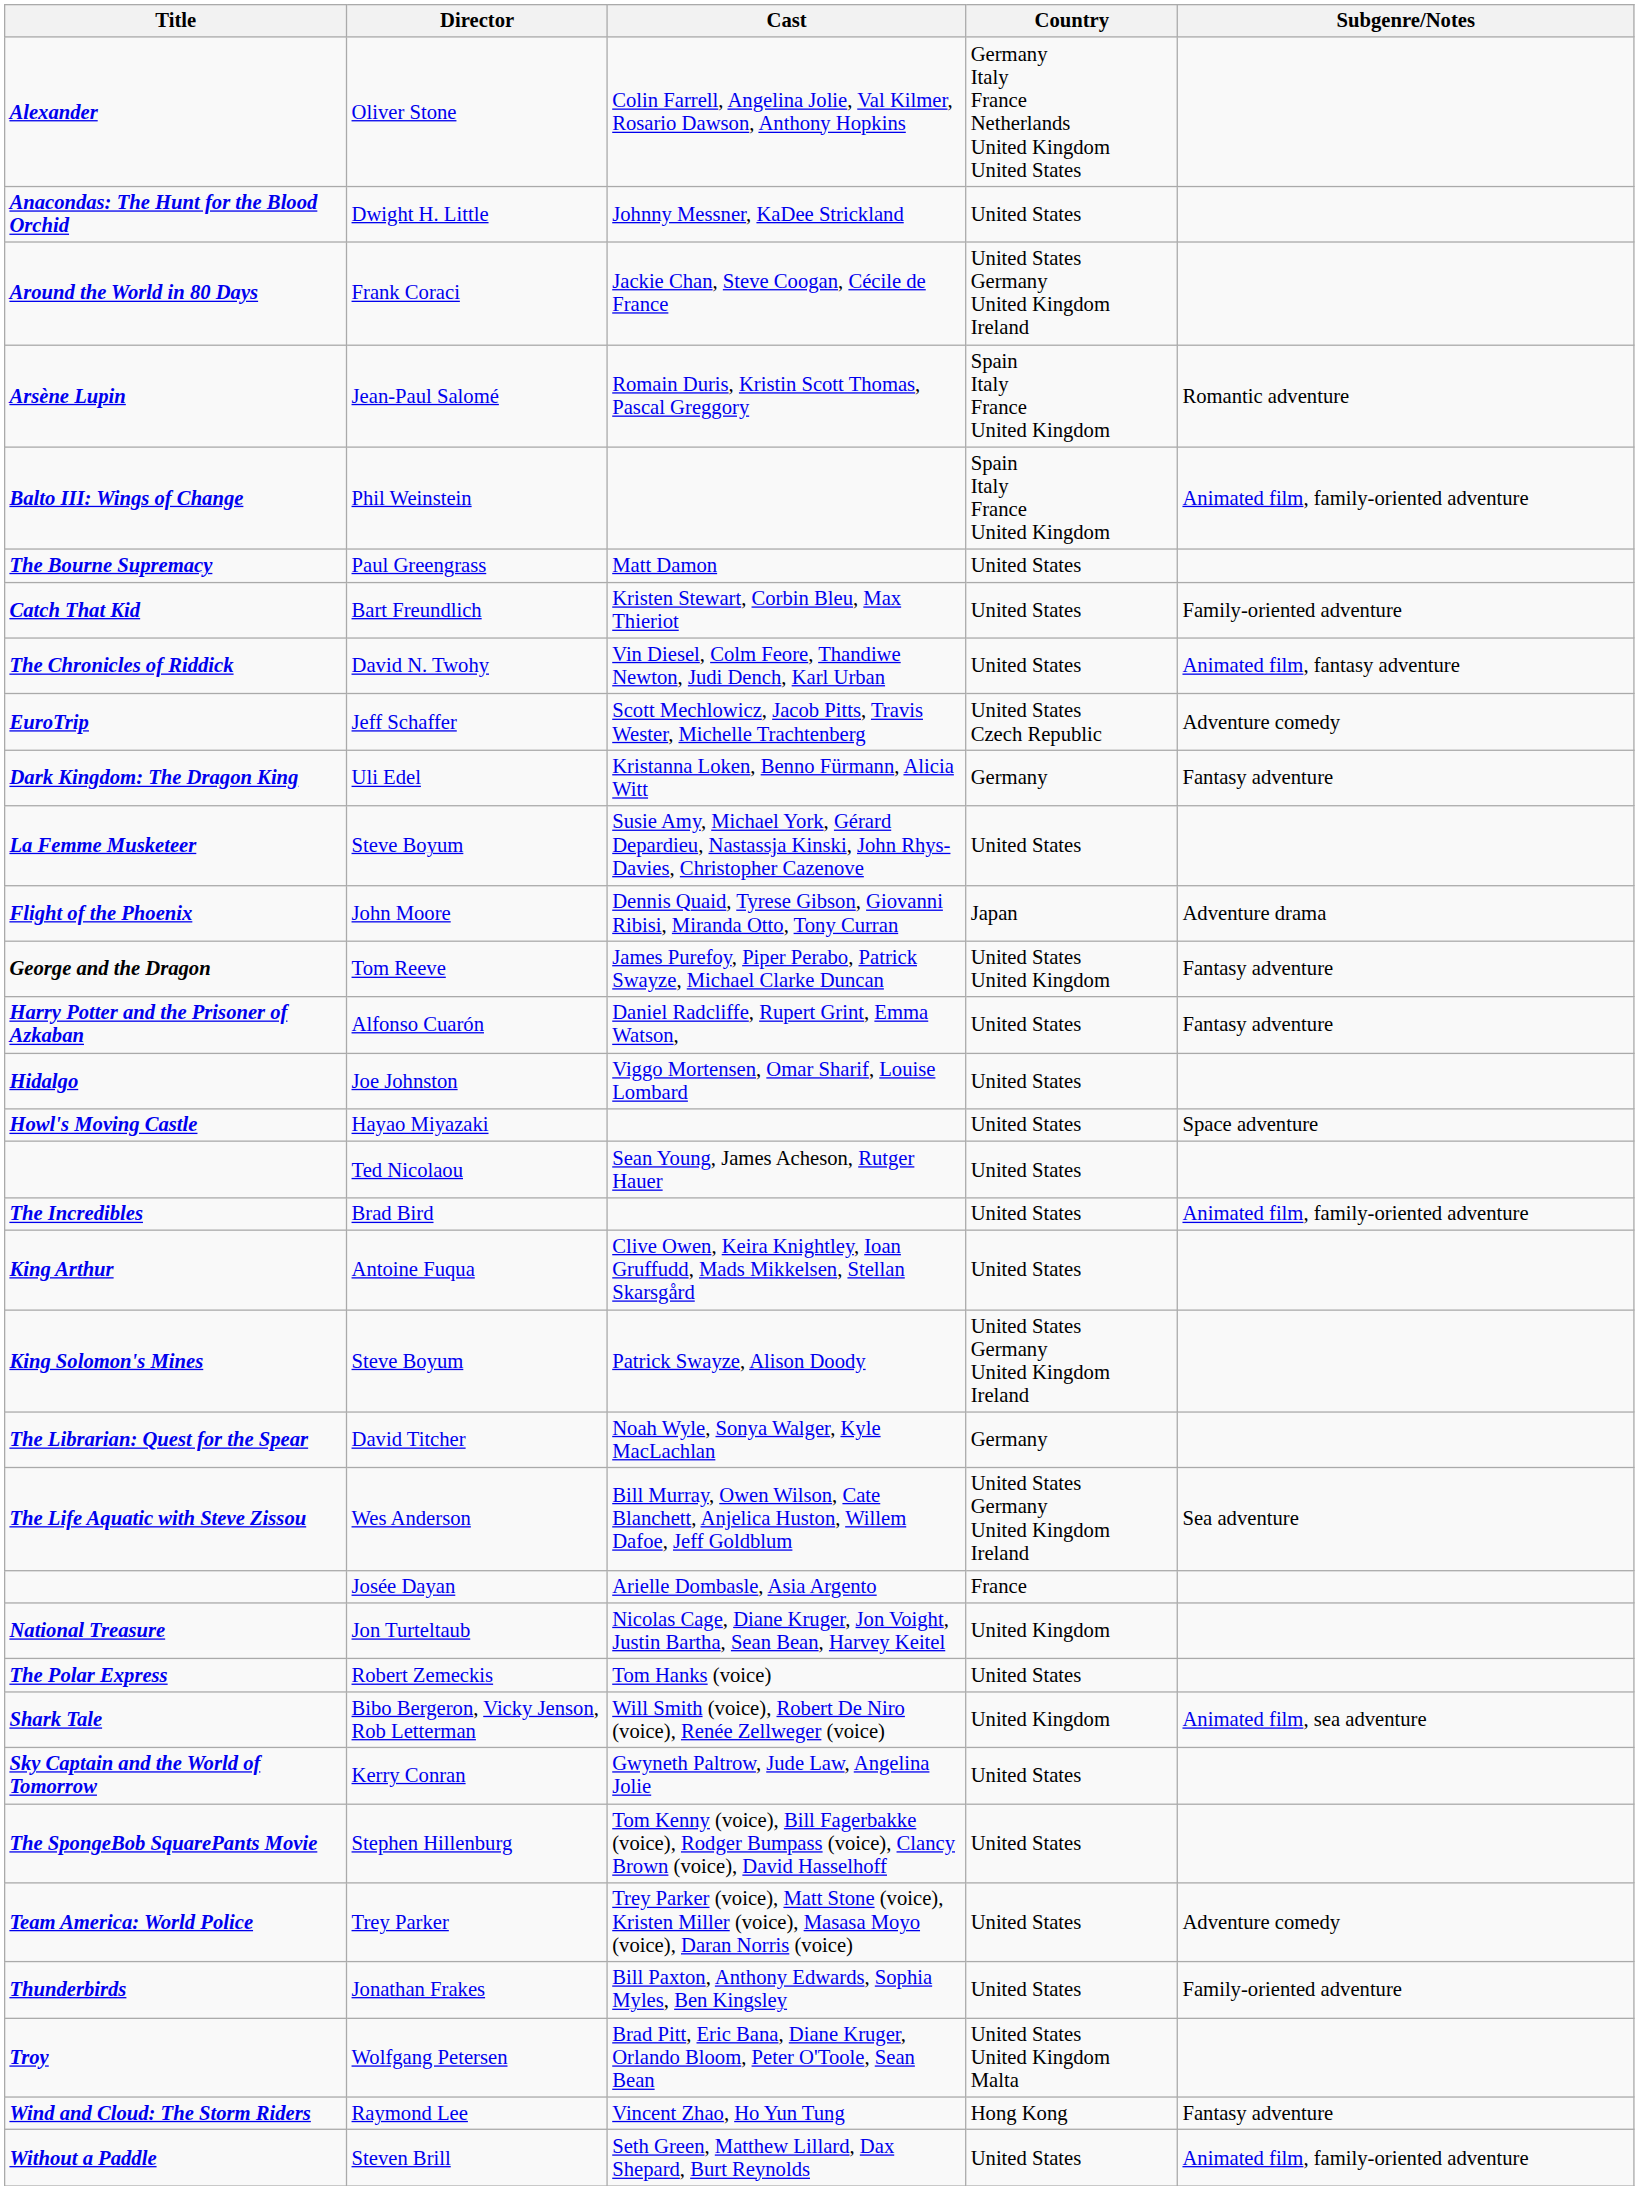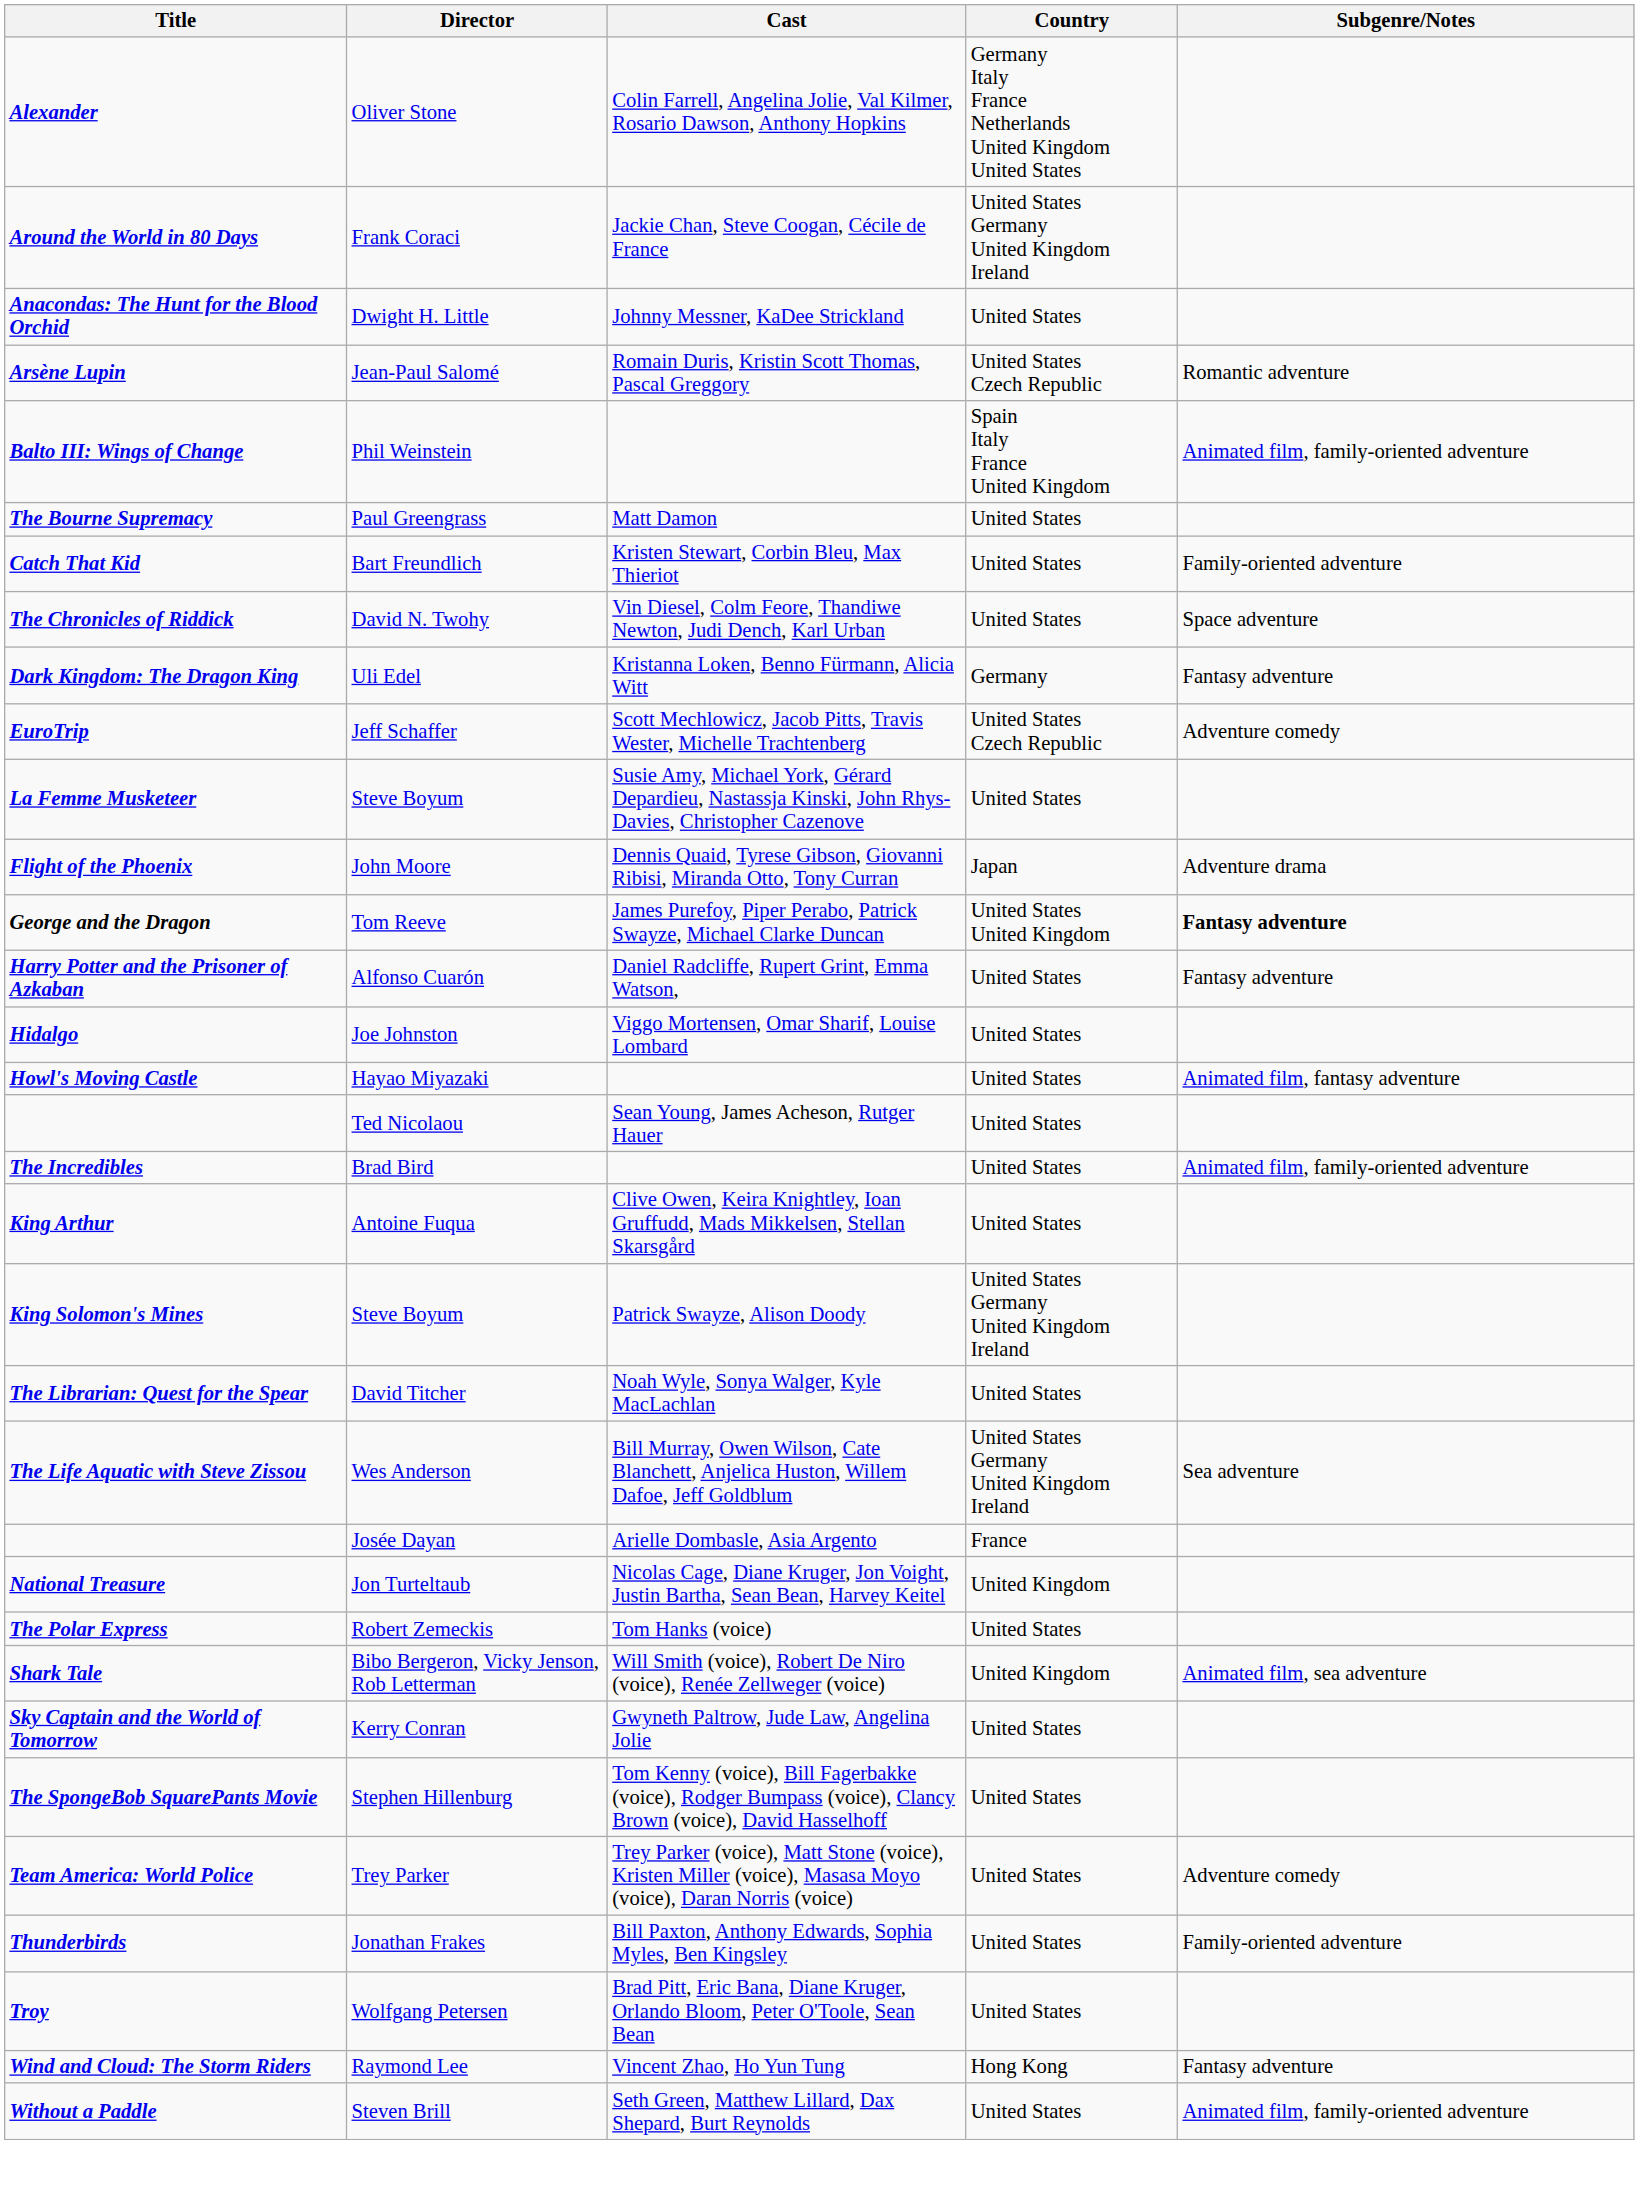rows swapped: (163, 214) <-> (134, 293)
(1040, 395) Spain Italy France United Kingdom -> (1036, 372) United States Czech Republic
(1321, 665) Animated film, fantasy adventure -> (1250, 619) Space adventure
rows swapped: (154, 777) <-> (49, 721)
(1258, 968) normal -> (1265, 922) bold
(1250, 1125) Space adventure -> (1321, 1078) Animated film, fantasy adventure
(1009, 1439) Germany -> (1026, 1393) United States
(1040, 2057) United States United Kingdom Malta -> (1026, 2010) United States
